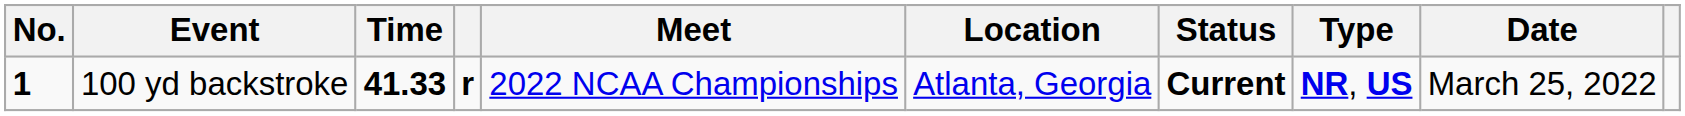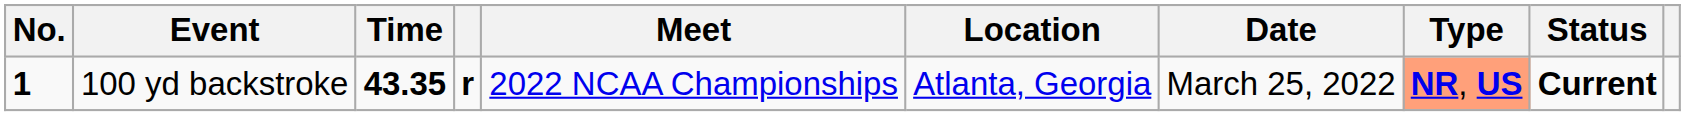columns swapped: (1542, 30) <-> (1226, 30)
(405, 82) 41.33 -> (405, 82) 43.35
(1357, 82) no background -> (1467, 82) lightsalmon background
